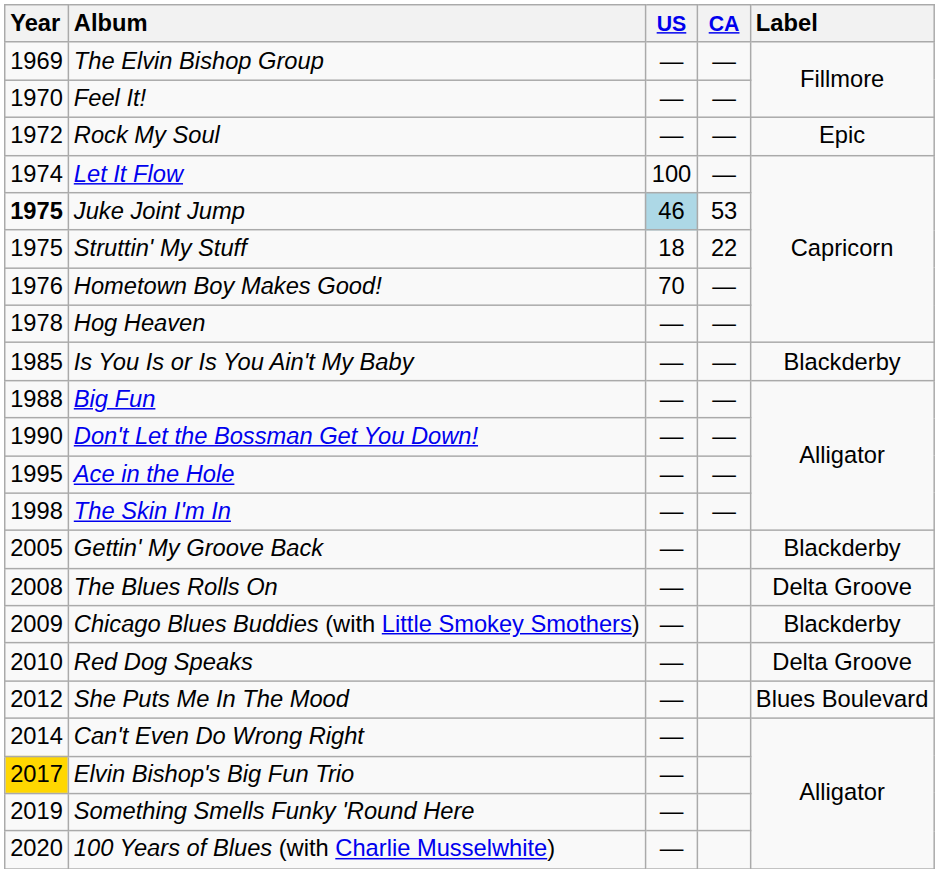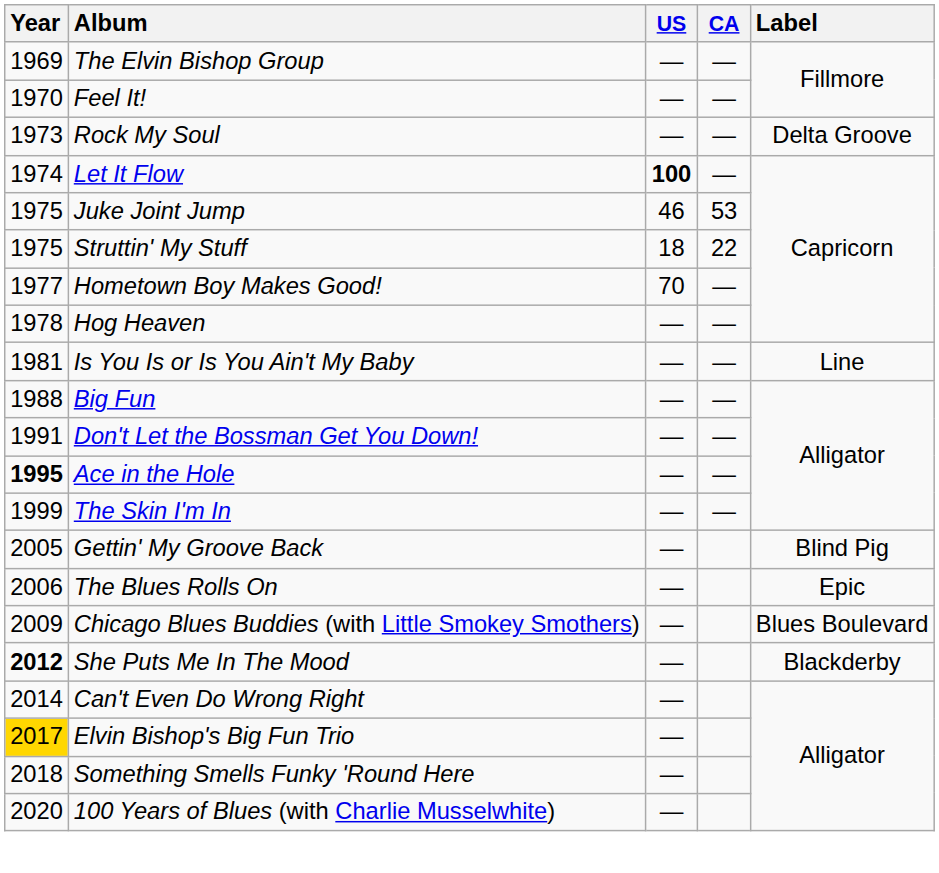(37, 135) 1972 -> (37, 135) 1973
(842, 135) Epic -> (842, 135) Delta Groove
(671, 173) normal -> (671, 173) bold
(37, 211) bold -> (37, 211) normal
(671, 211) lightblue background -> (671, 211) no background
(37, 286) 1976 -> (37, 286) 1977
(37, 361) 1985 -> (37, 361) 1981
(842, 361) Blackderby -> (842, 361) Line
(37, 436) 1990 -> (37, 436) 1991
(37, 473) normal -> (37, 473) bold
(37, 511) 1998 -> (37, 511) 1999
(842, 549) Blackderby -> (842, 549) Blind Pig
(37, 586) 2008 -> (37, 586) 2006
(842, 586) Delta Groove -> (842, 586) Epic
(842, 624) Blackderby -> (842, 624) Blues Boulevard
- row: (163, 661)
(37, 699) normal -> (37, 661) bold
(842, 699) Blues Boulevard -> (842, 661) Blackderby
(37, 811) 2019 -> (37, 774) 2018
